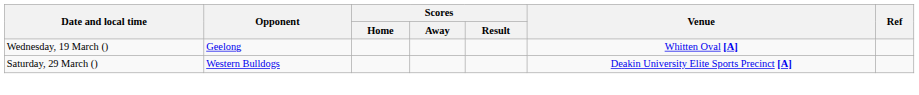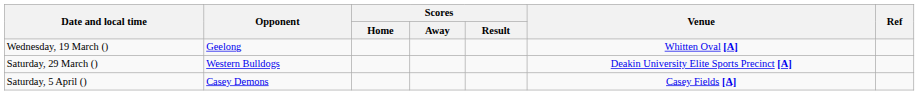+ row: (47, 81)
